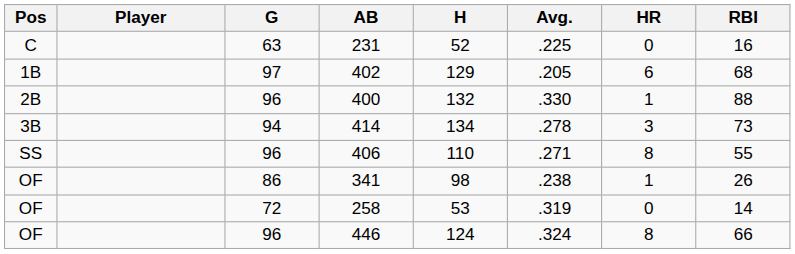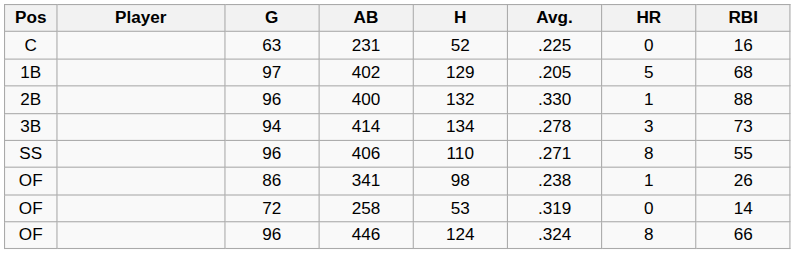(649, 72) 6 -> (649, 72) 5
